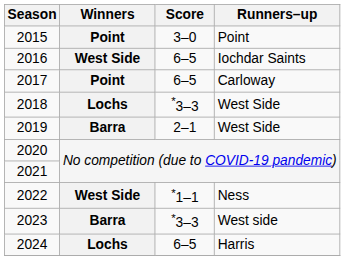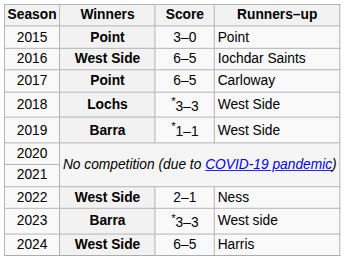(185, 128) 2–1 -> (185, 130) *1–1
(185, 195) *1–1 -> (185, 197) 2–1
(107, 244) Lochs -> (107, 244) West Side
